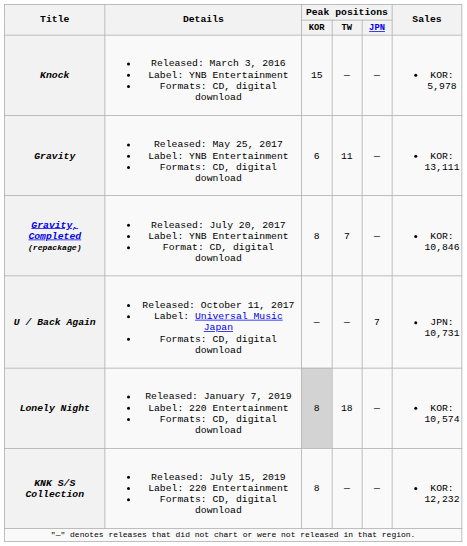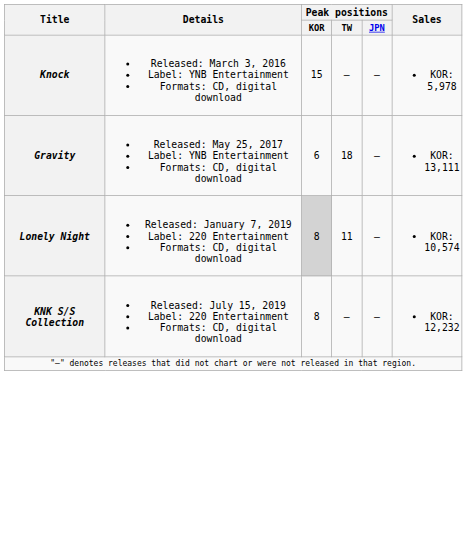(347, 156) 11 -> (347, 156) 18
- row: (55, 236)
- row: (55, 322)
(347, 408) 18 -> (347, 236) 11
